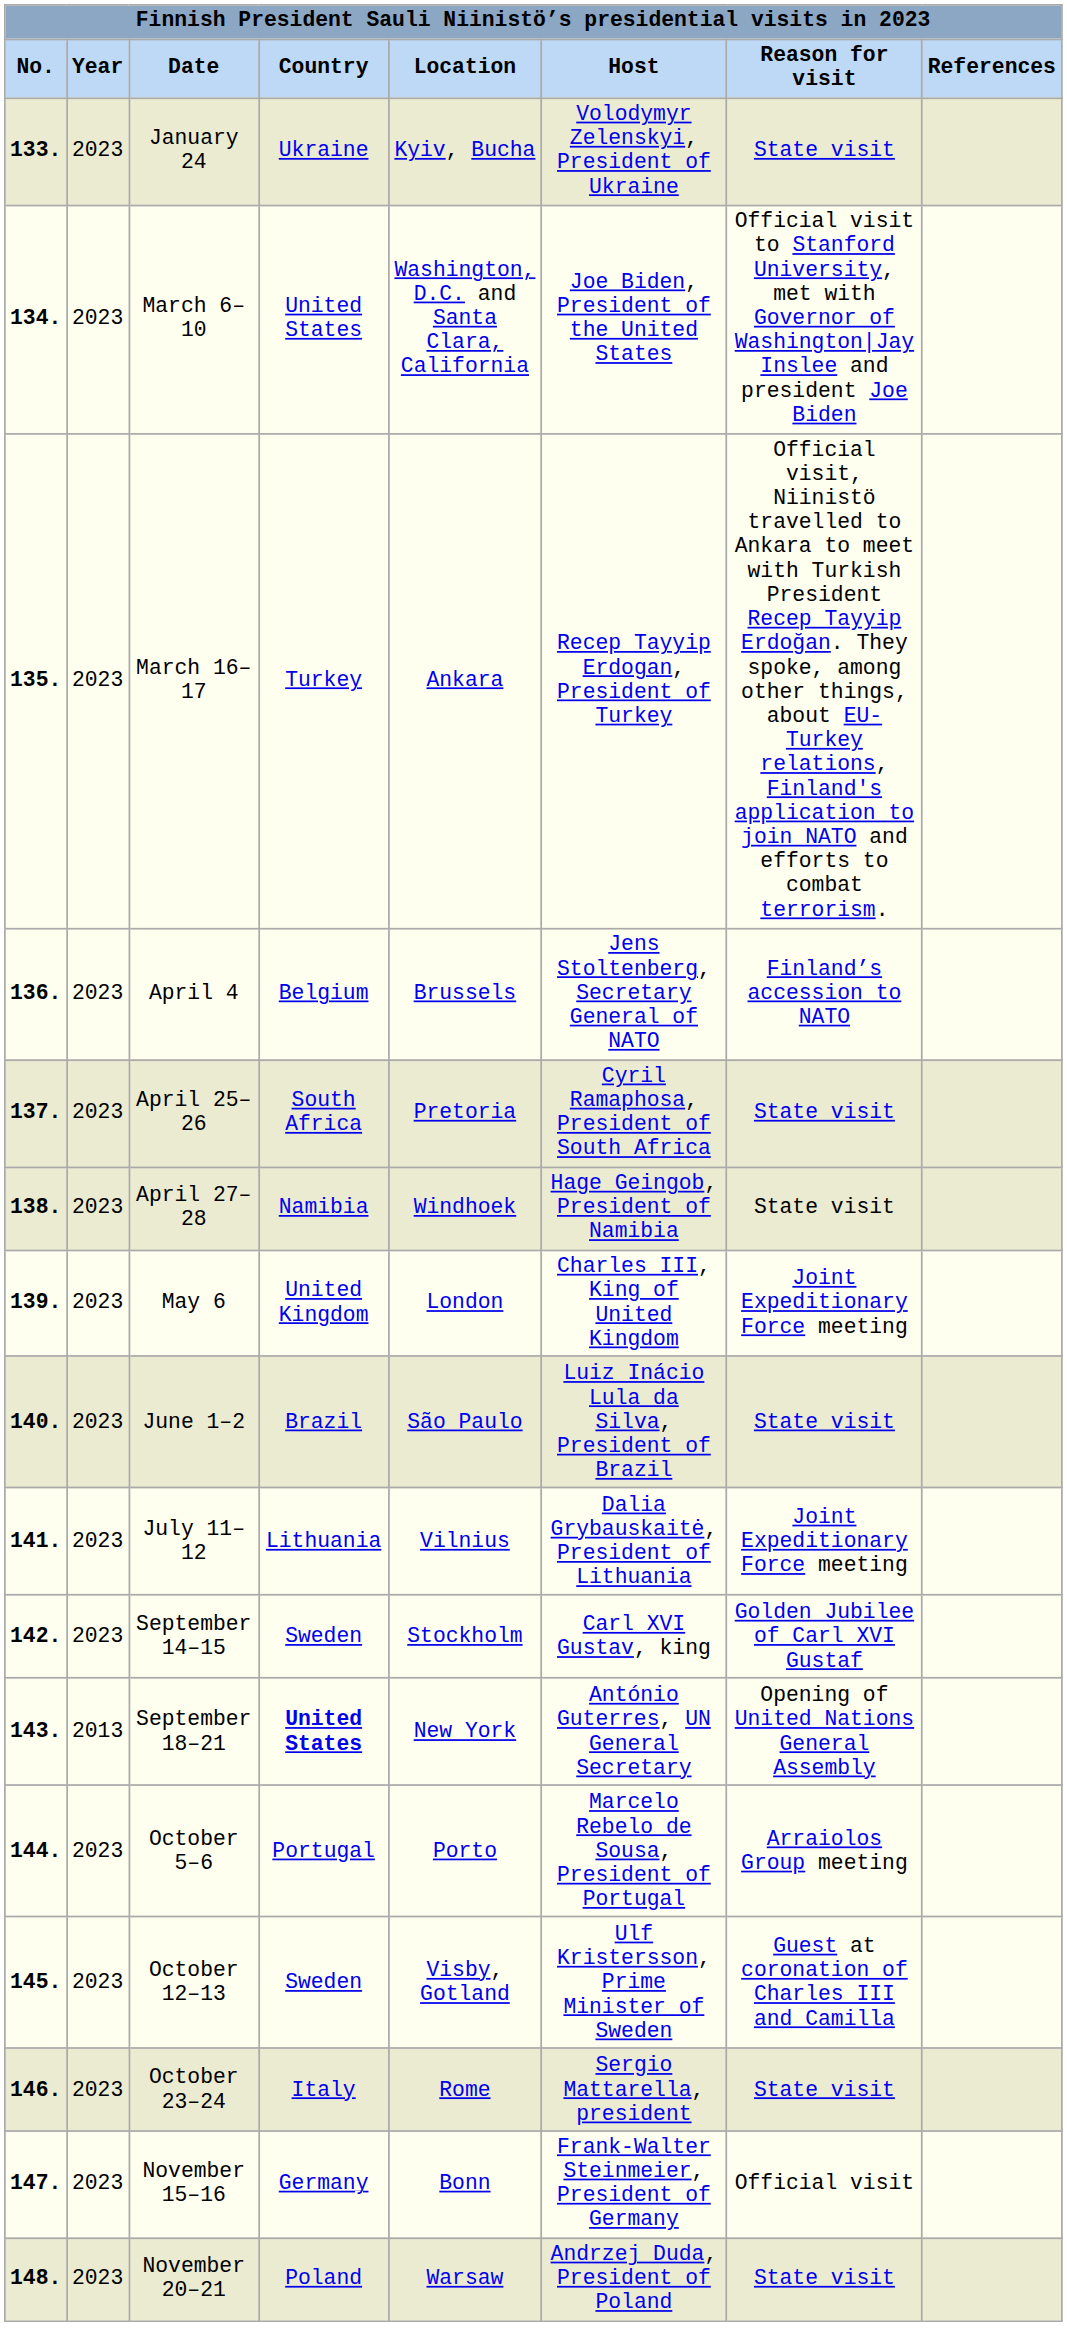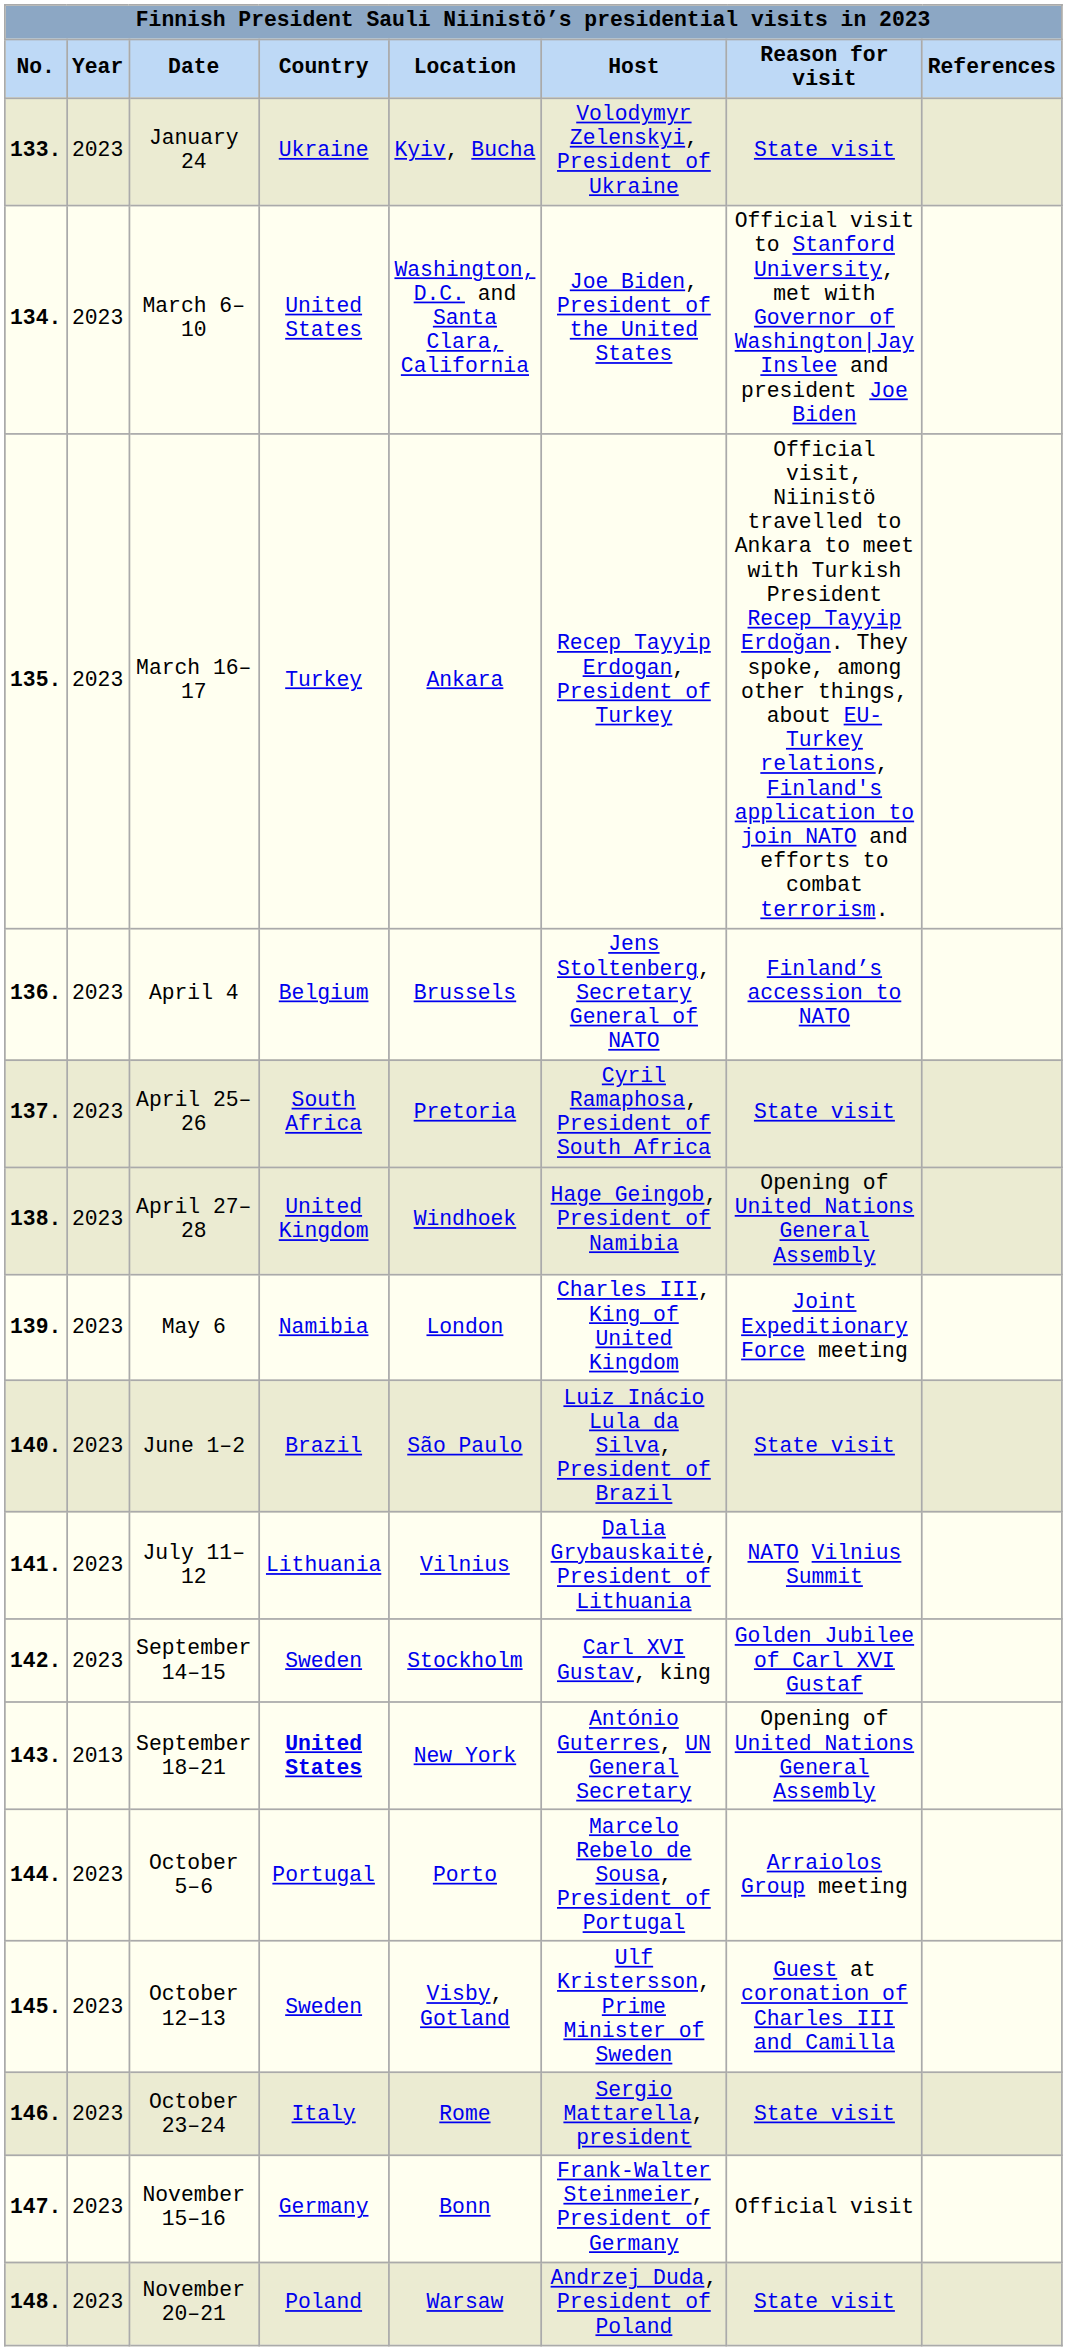(324, 1208) Namibia -> (324, 1221) United Kingdom
(824, 1208) State visit -> (824, 1221) Opening of United Nations General Assembly
(324, 1304) United Kingdom -> (324, 1328) Namibia
(824, 1542) Joint Expeditionary Force meeting -> (824, 1566) NATO Vilnius Summit
